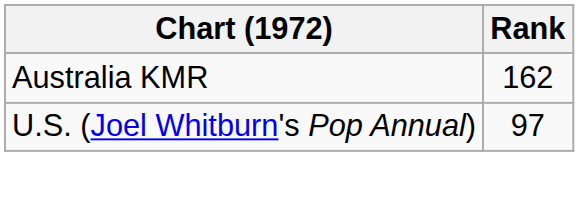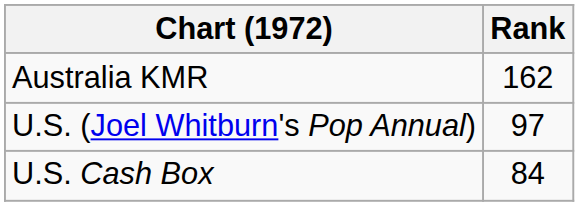+ row: (113, 175)
